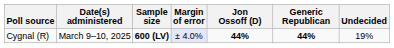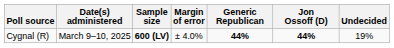columns swapped: (240, 17) <-> (306, 17)
(189, 36) lavender background -> (189, 36) no background
